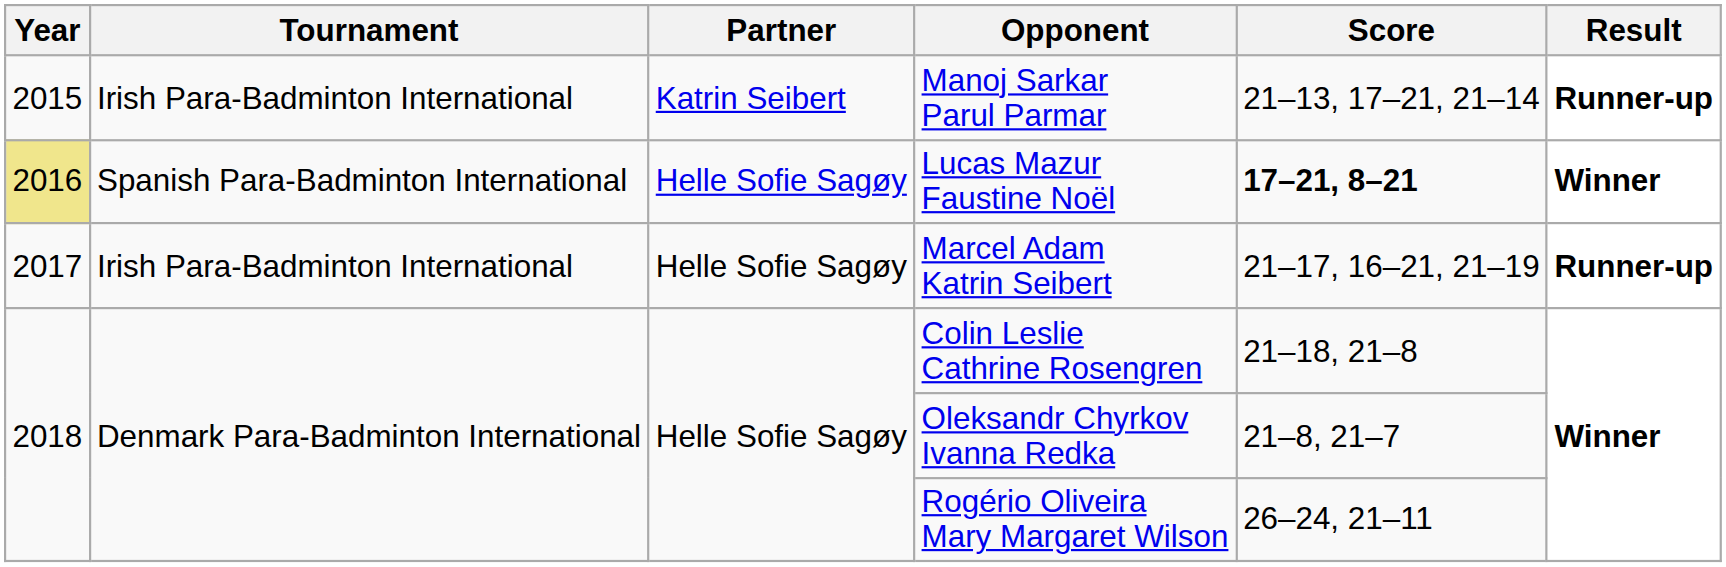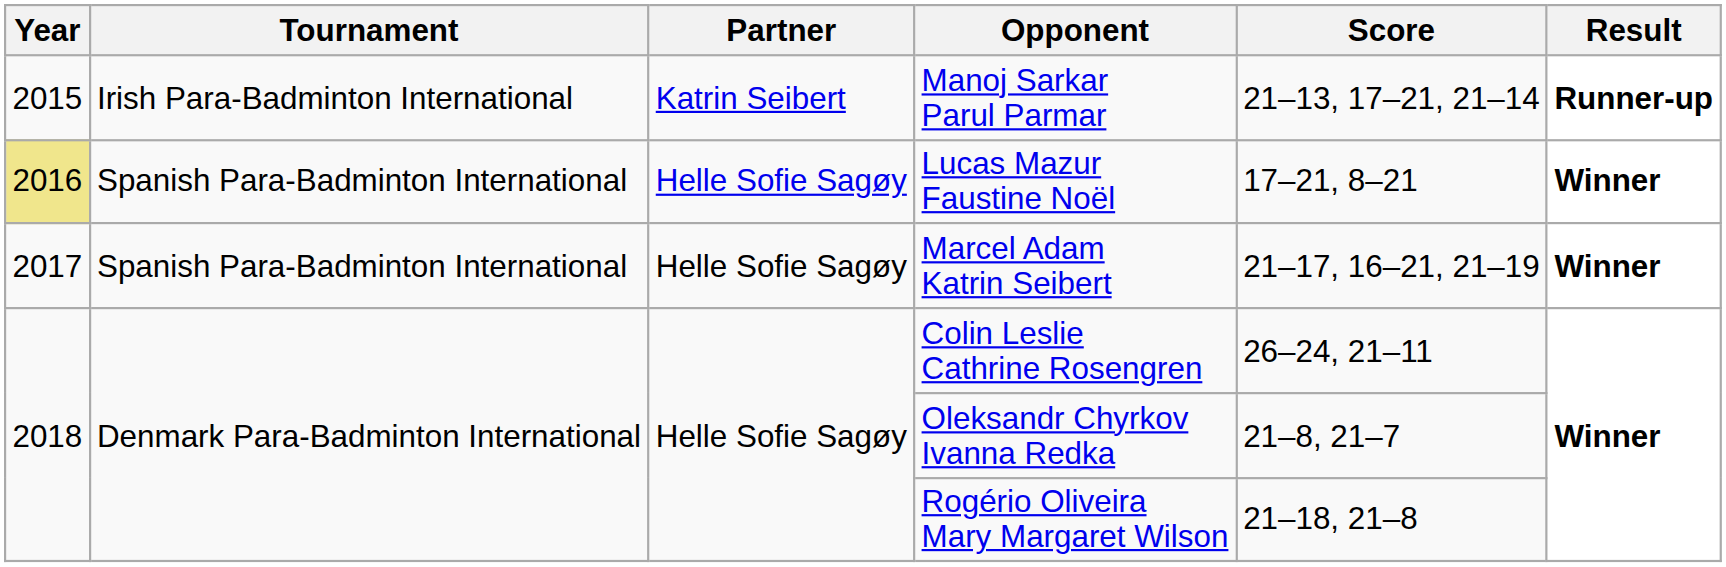(1330, 182) bold -> (1330, 182) normal
(335, 266) Irish Para-Badminton International -> (362, 266) Spanish Para-Badminton International
(1634, 266) Runner-up -> (1607, 266) Winner
(1330, 351) 21–18, 21–8 -> (1338, 351) 26–24, 21–11
(1338, 520) 26–24, 21–11 -> (1330, 520) 21–18, 21–8
